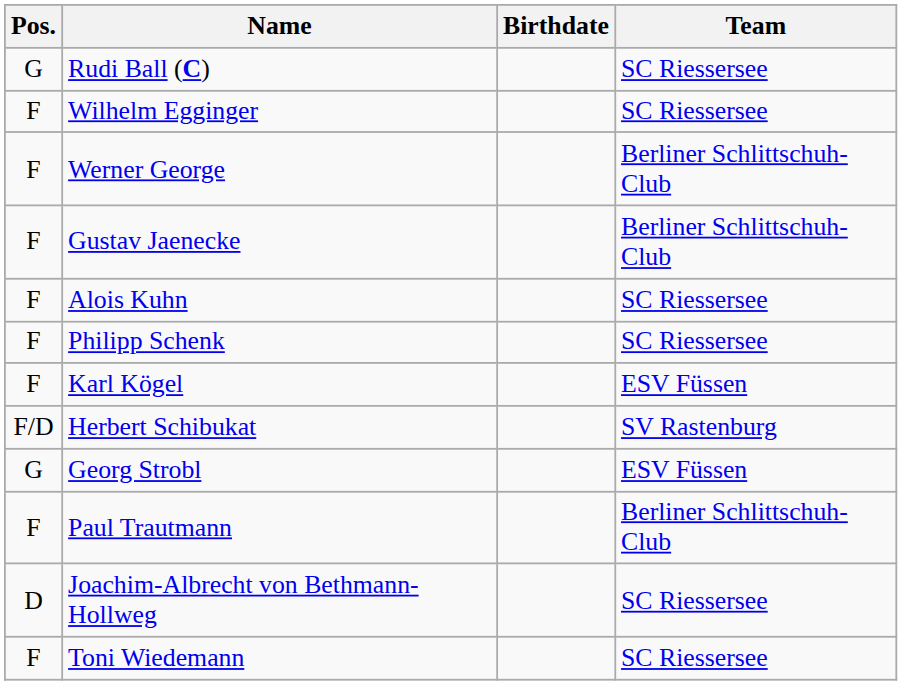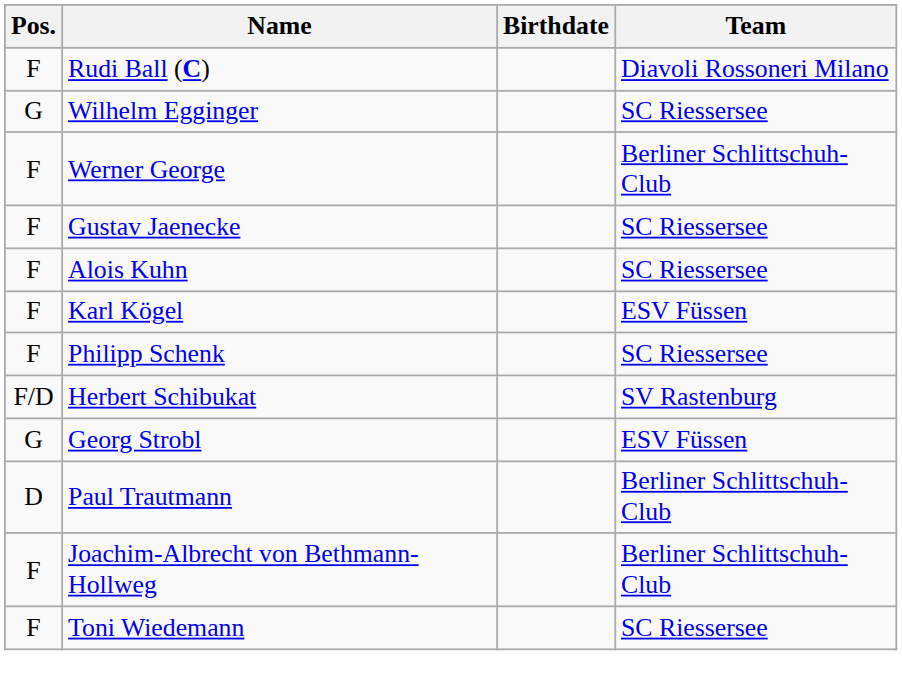(33, 68) G -> (33, 68) F
(694, 68) SC Riessersee -> (755, 68) Diavoli Rossoneri Milano
(33, 111) F -> (33, 111) G
(734, 241) Berliner Schlittschuh-Club -> (694, 226) SC Riessersee
rows swapped: (126, 384) <-> (146, 342)
(33, 527) F -> (33, 496) D
(33, 600) D -> (33, 569) F
(694, 600) SC Riessersee -> (734, 569) Berliner Schlittschuh-Club
